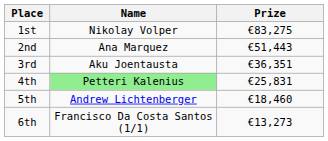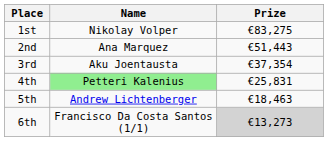(270, 64) €36,351 -> (270, 64) €37,354
(270, 99) €18,460 -> (270, 99) €18,463
(270, 122) no background -> (270, 122) lightgrey background
